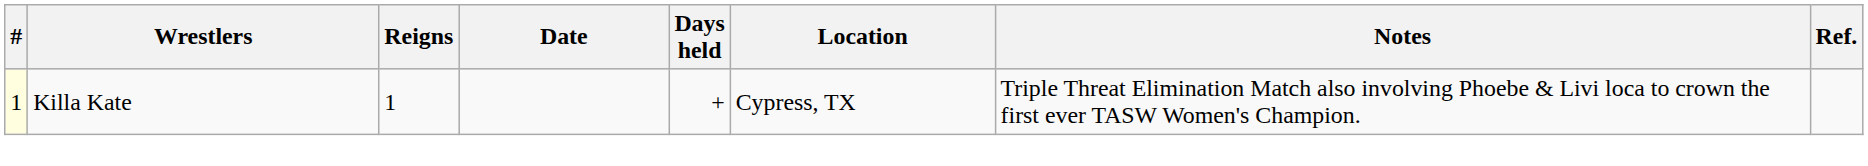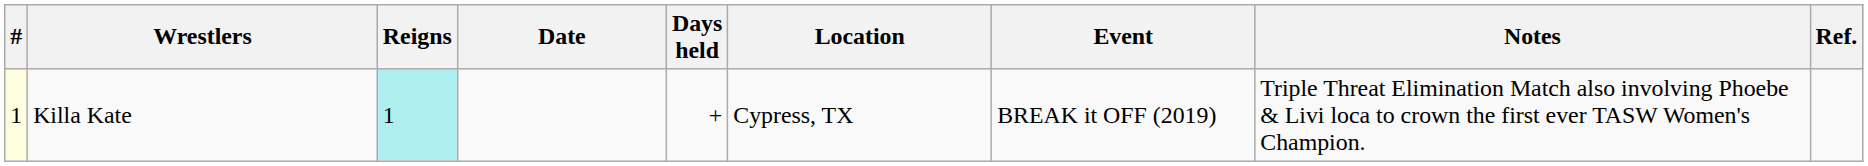+ column: (1123, 36)
(390, 101) no background -> (389, 114) paleturquoise background
